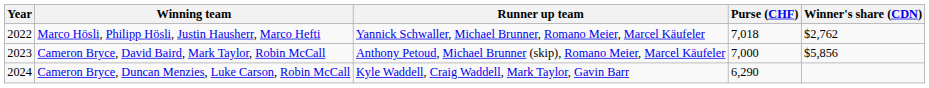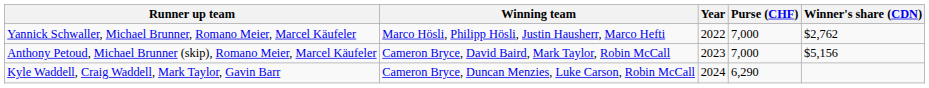columns swapped: (20, 14) <-> (541, 14)
(745, 33) 7,018 -> (745, 33) 7,000
(821, 53) $5,856 -> (821, 53) $5,156
